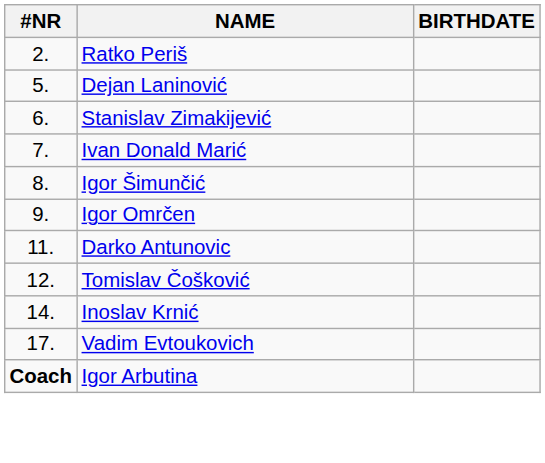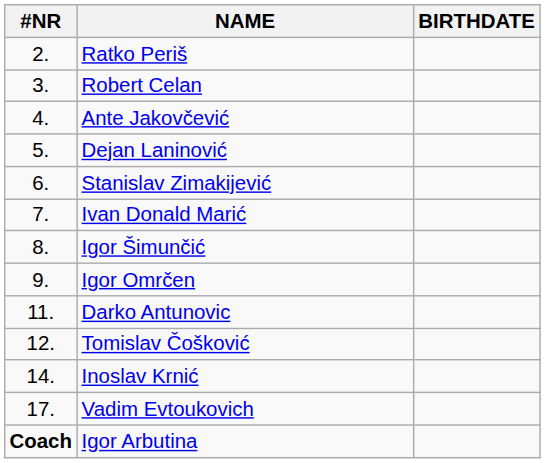+ row: (142, 86)
+ row: (155, 118)
